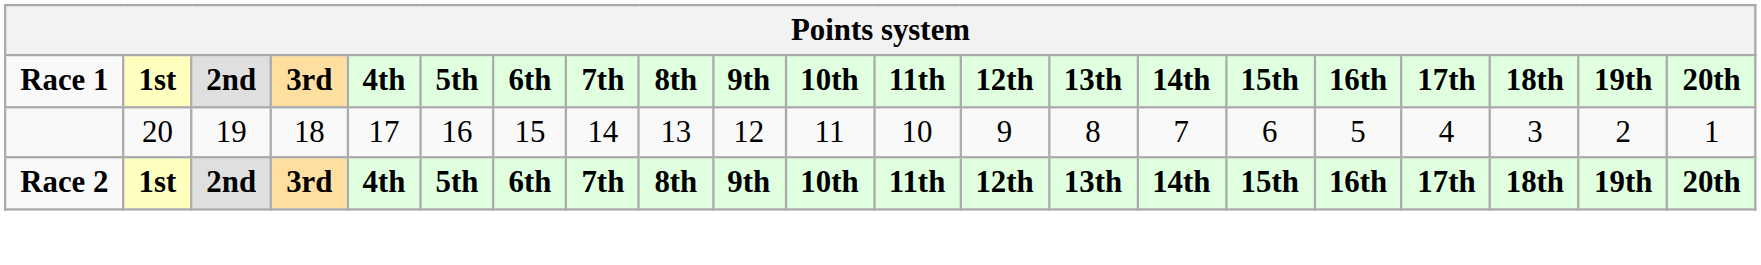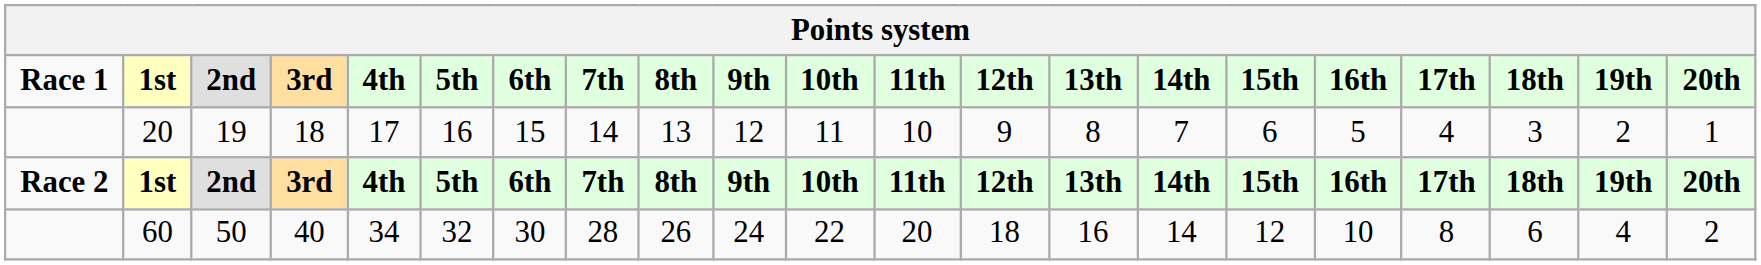+ row: (157, 233)
